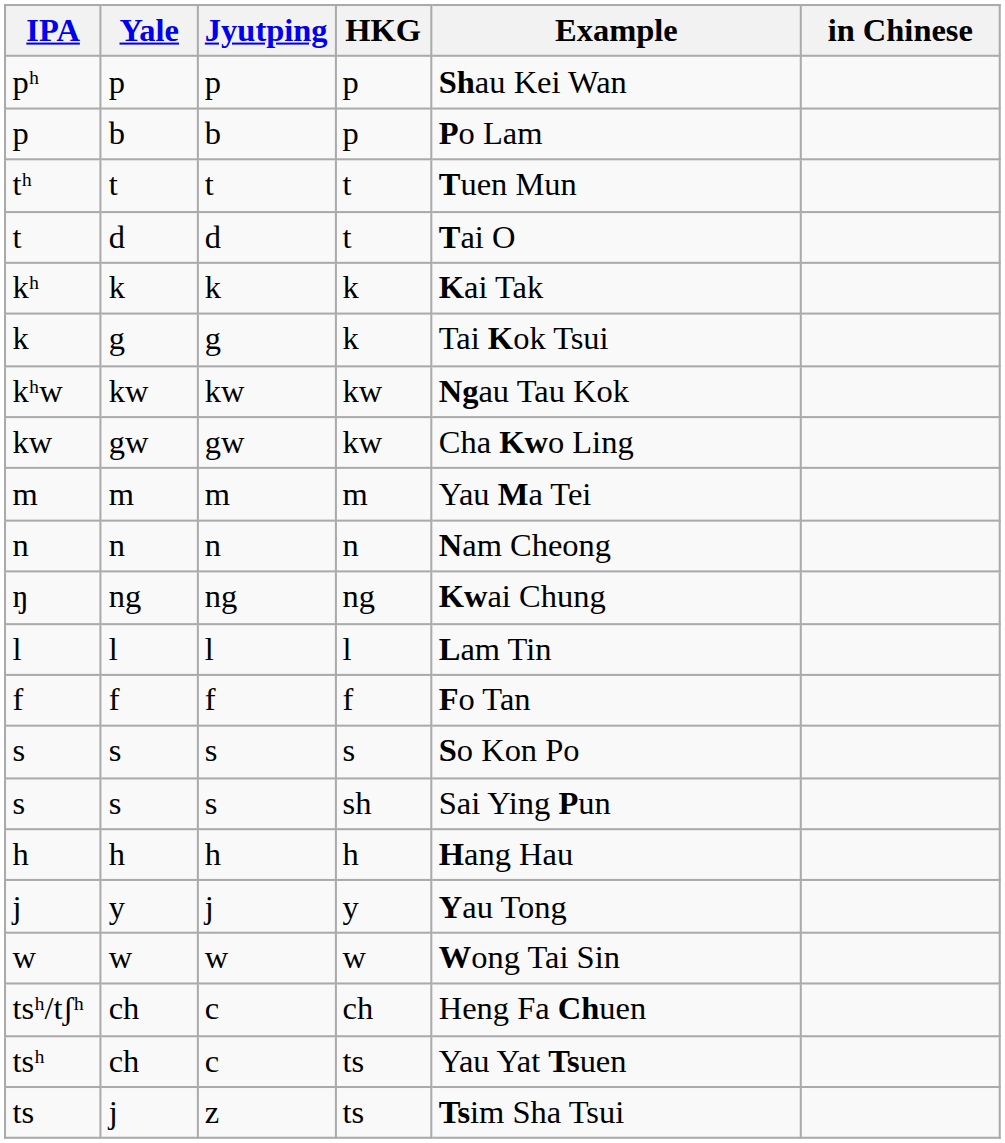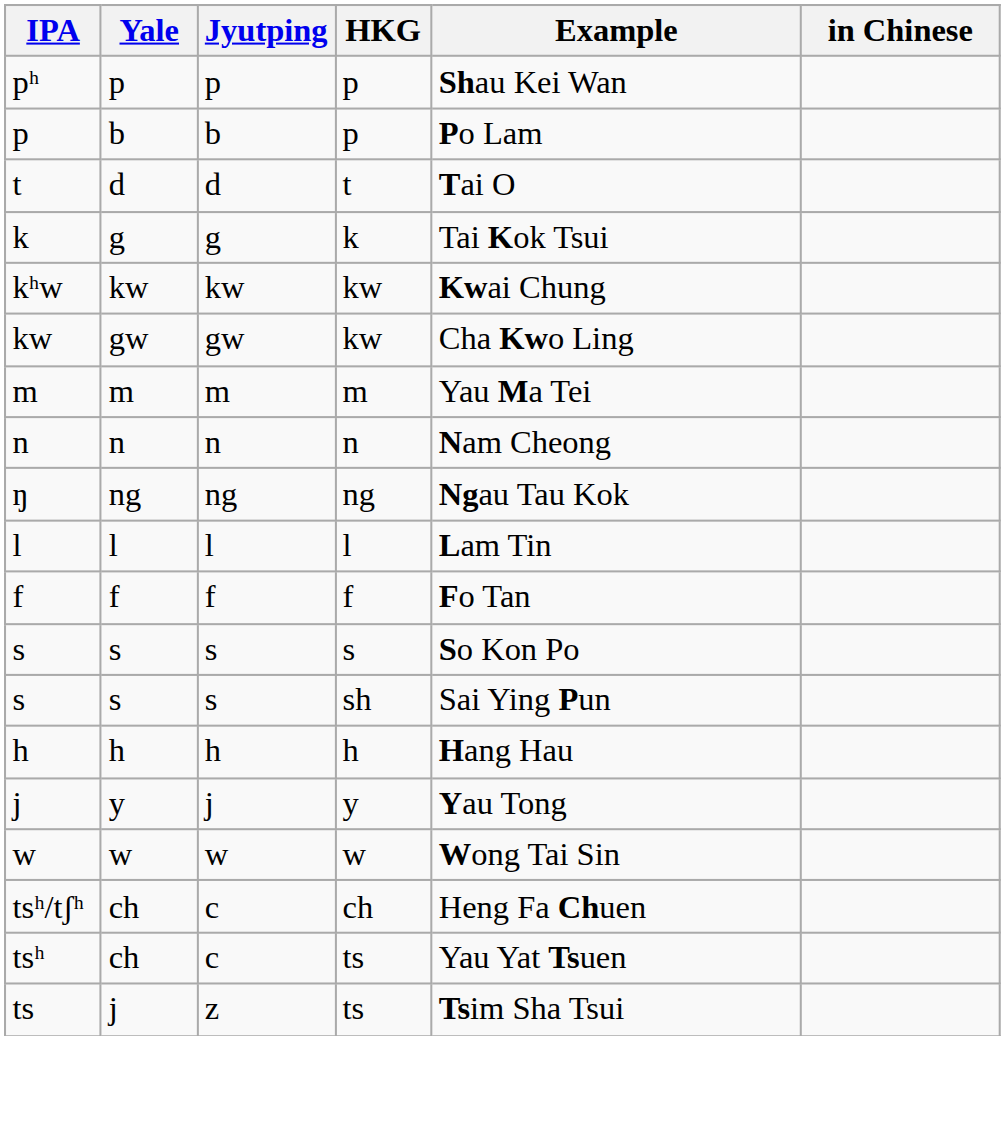- row: (22, 184)
- row: (26, 287)
(534, 390) Ngau Tau Kok -> (522, 287) Kwai Chung
(522, 596) Kwai Chung -> (534, 493) Ngau Tau Kok
